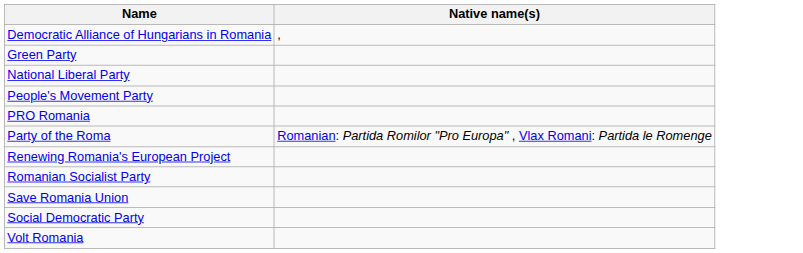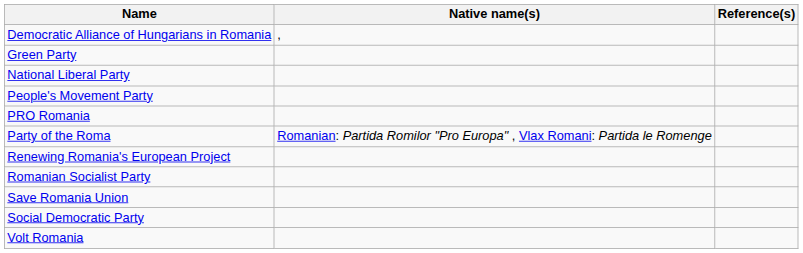+ column: (756, 14)
